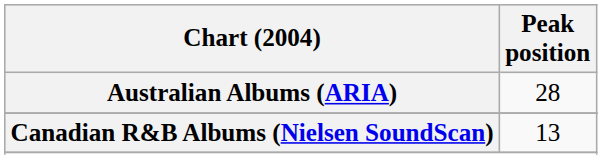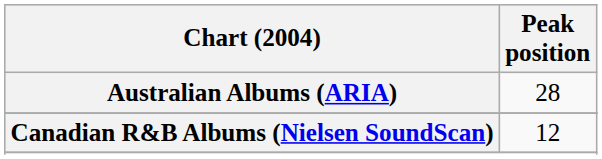(548, 132) 13 -> (548, 132) 12
